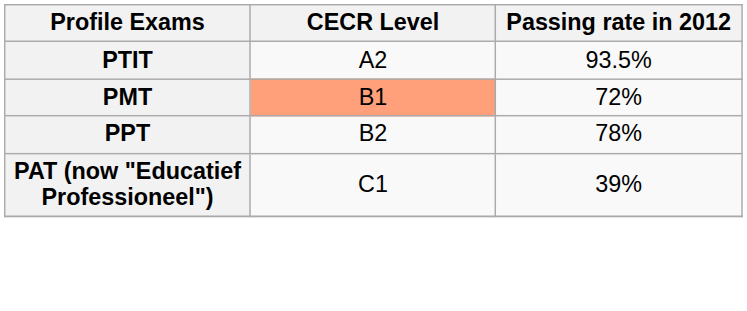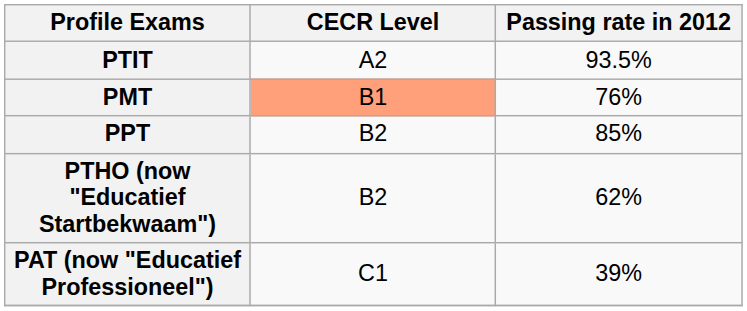(619, 97) 72% -> (619, 97) 76%
(619, 134) 78% -> (619, 134) 85%
+ row: (128, 197)
